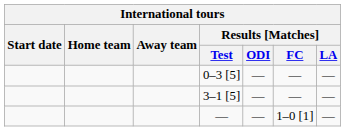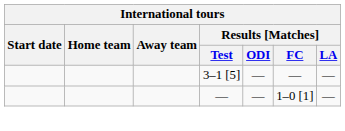- row: (222, 75)
